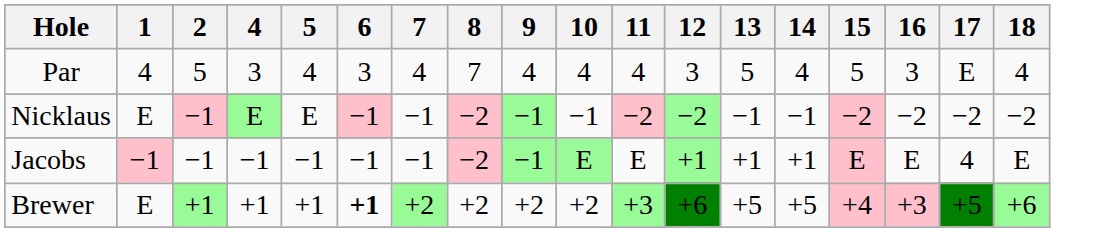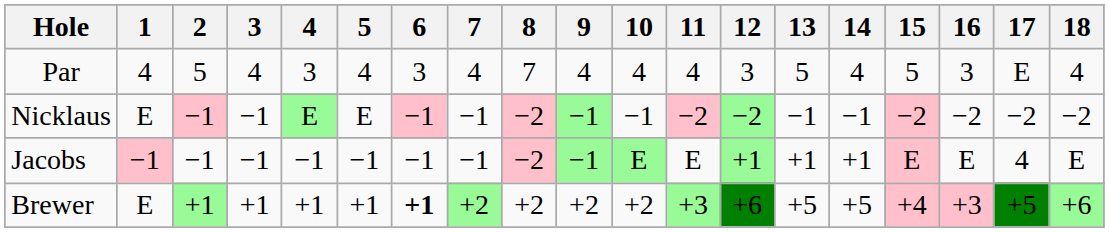+ column: (255, 26)
